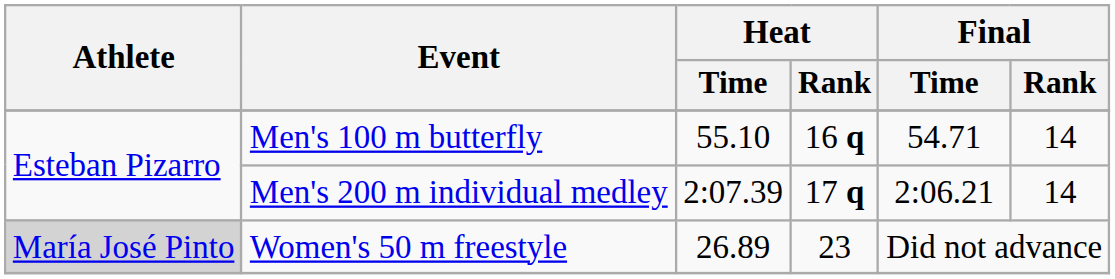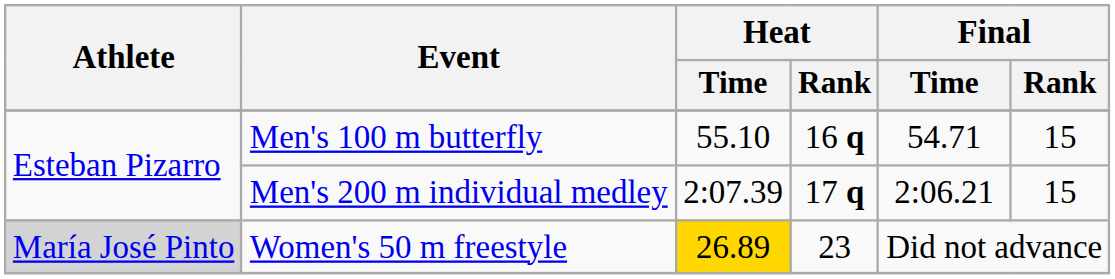(1060, 137) 14 -> (1060, 137) 15
(1060, 192) 14 -> (1060, 192) 15
(733, 246) no background -> (733, 246) gold background
